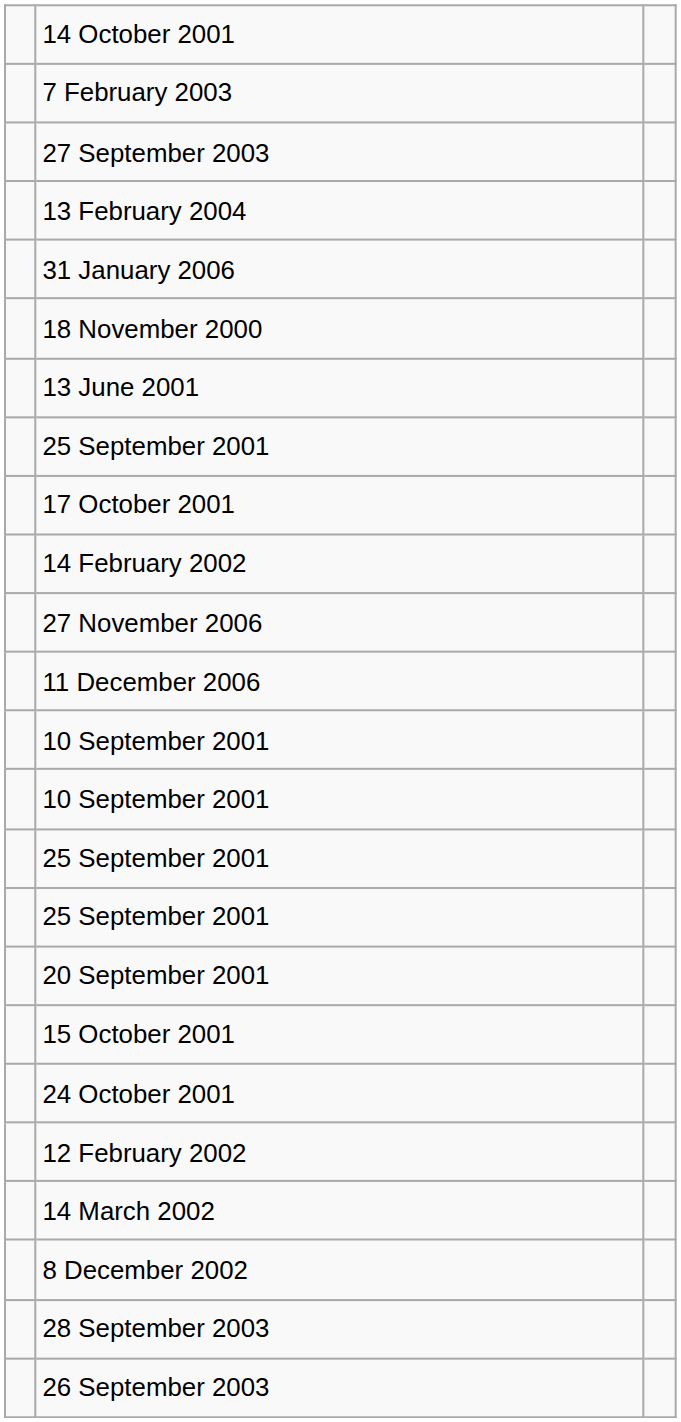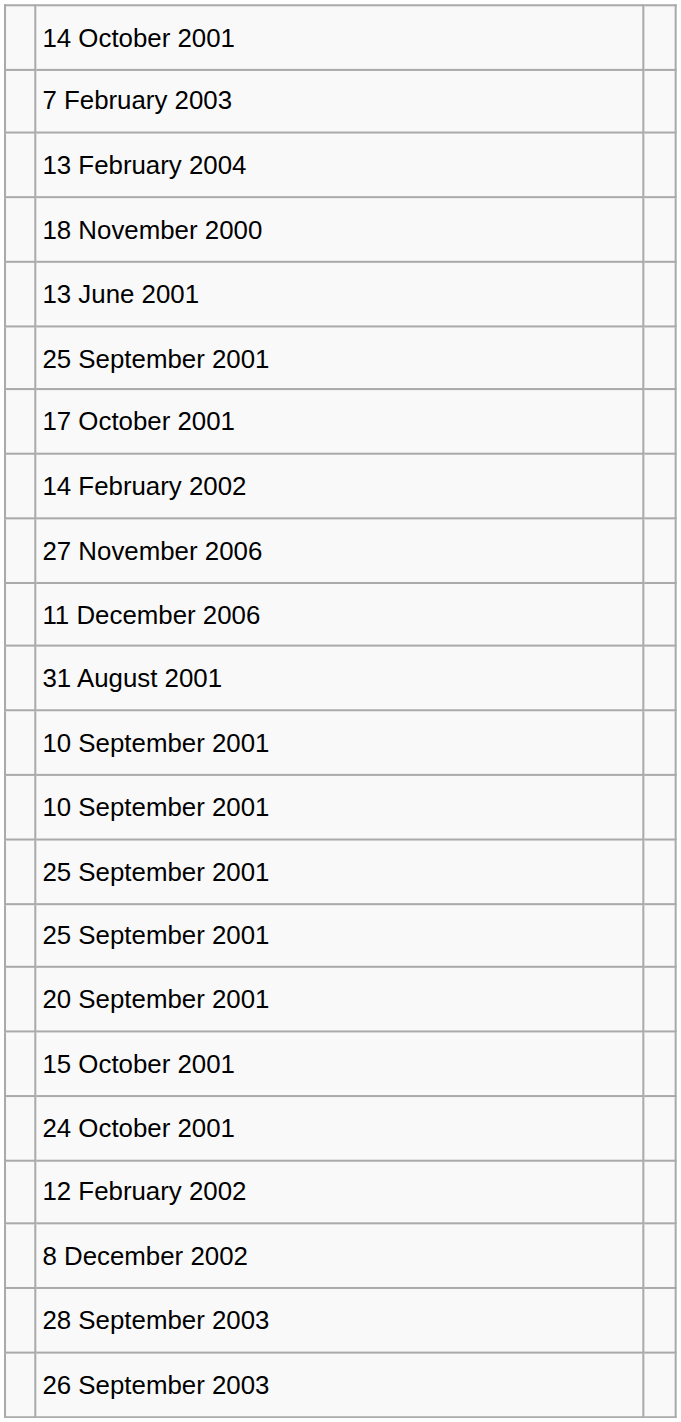- row: (21, 152)
- row: (21, 270)
+ row: (21, 679)
- row: (21, 1211)
